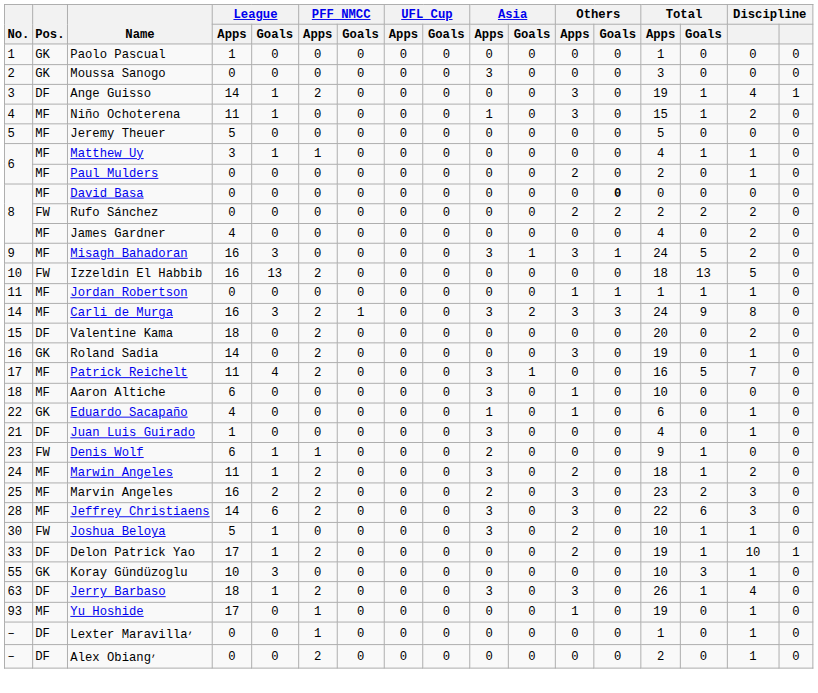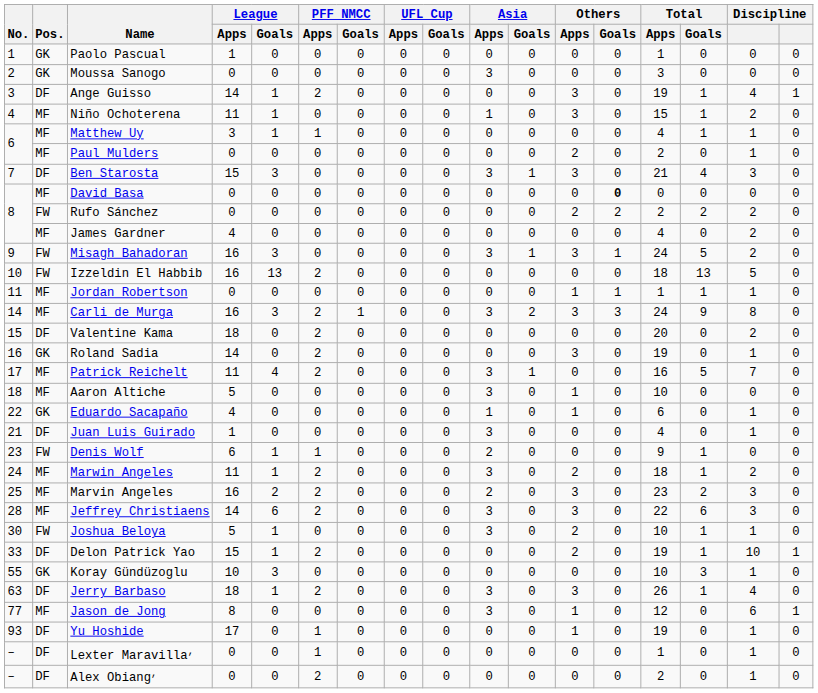- row: (118, 134)
+ row: (114, 174)
(43, 253) MF -> (43, 253) FW
(232, 393) 6 -> (232, 393) 5
(232, 552) 17 -> (232, 552) 15
+ row: (118, 612)
(43, 612) MF -> (43, 632) DF
